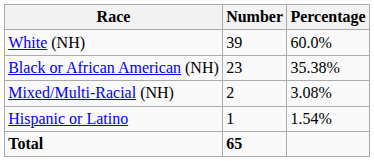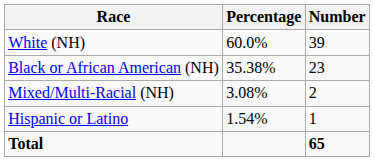columns swapped: (255, 17) <-> (328, 17)
